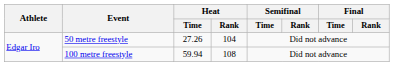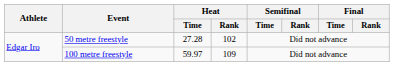(193, 40) 27.26 -> (193, 40) 27.28
(229, 40) 104 -> (229, 40) 102
(193, 54) 59.94 -> (193, 54) 59.97
(229, 54) 108 -> (229, 54) 109
